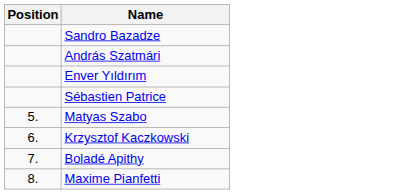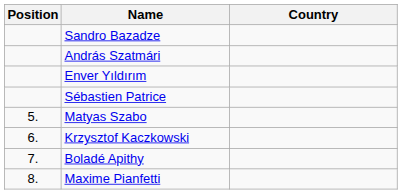+ column: (313, 14)
